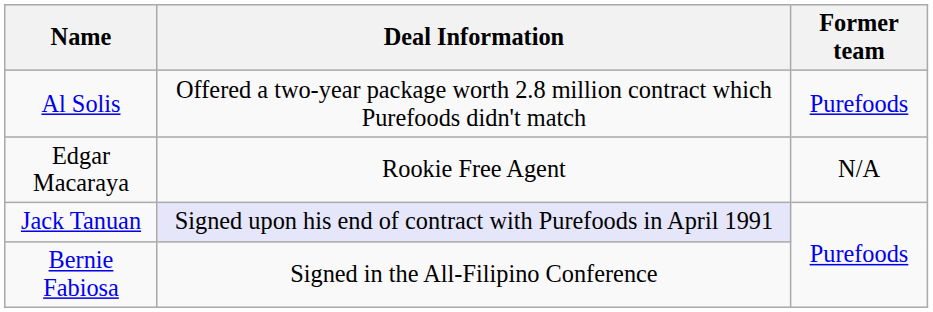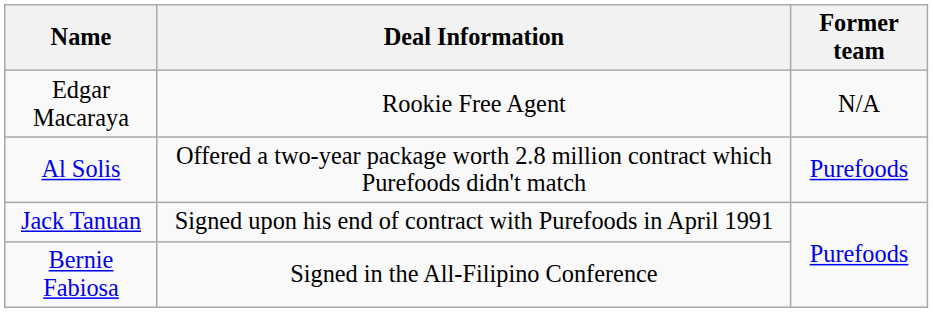rows swapped: (81, 103) <-> (81, 169)
(474, 221) lavender background -> (474, 221) no background
